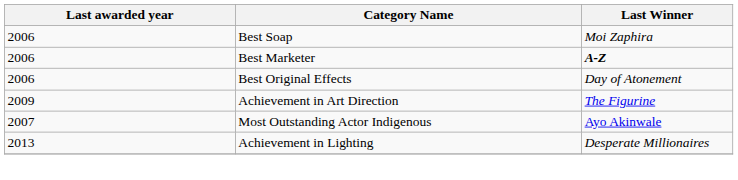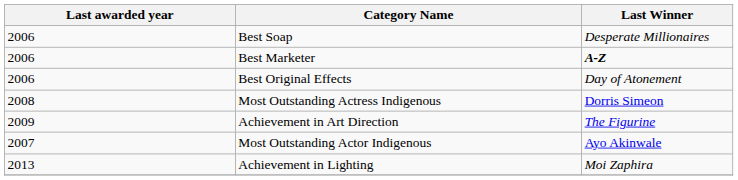(619, 36) Moi Zaphira -> (647, 36) Desperate Millionaires
+ row: (340, 100)
(647, 143) Desperate Millionaires -> (619, 164) Moi Zaphira
